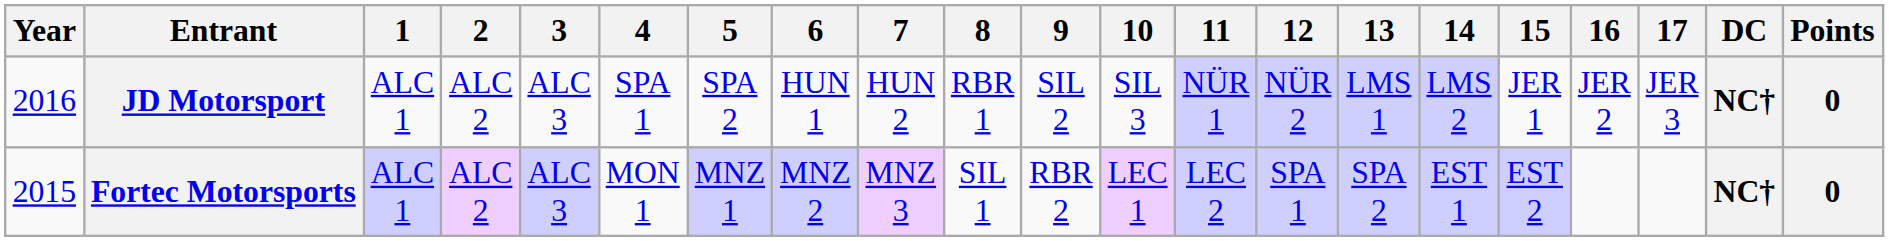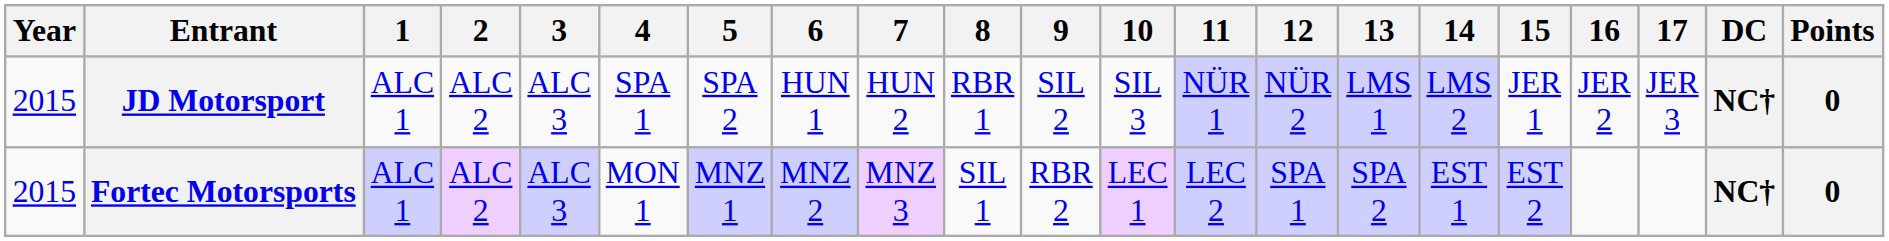(44, 101) 2016 -> (44, 101) 2015
